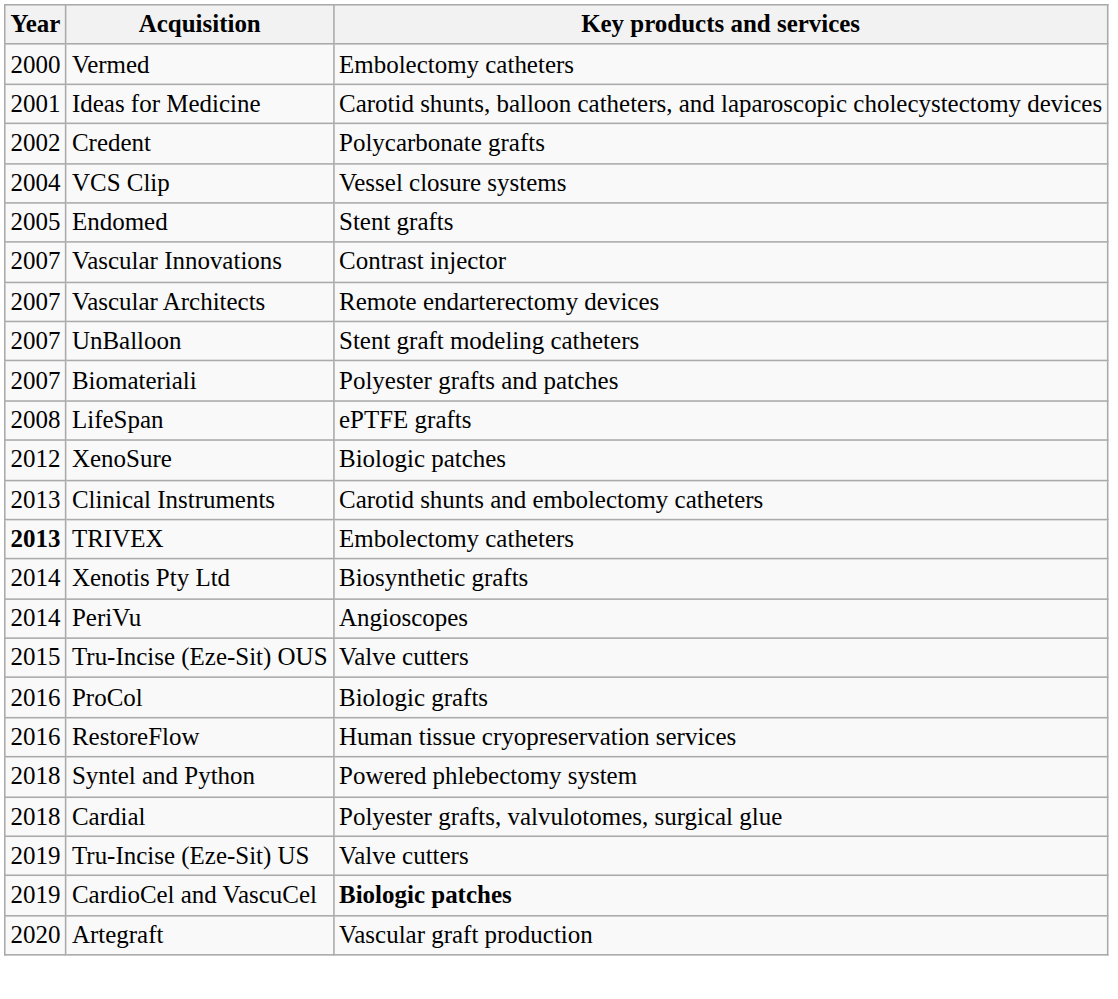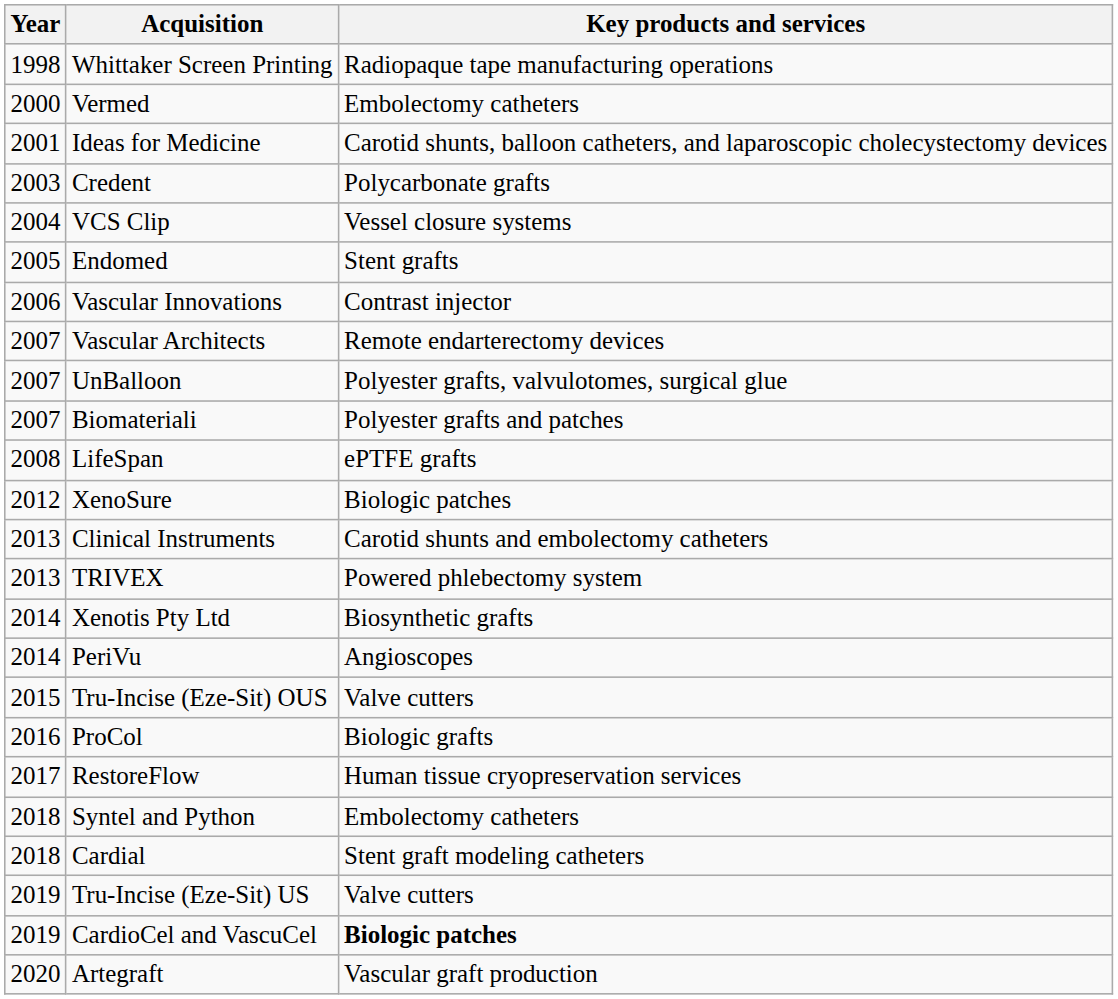+ row: (202, 63)
(35, 143) 2002 -> (35, 182) 2003
(35, 261) 2007 -> (35, 301) 2006
(489, 340) Stent graft modeling catheters -> (566, 380) Polyester grafts, valvulotomes, surgical glue
(35, 538) bold -> (35, 578) normal
(457, 538) Embolectomy catheters -> (493, 578) Powered phlebectomy system
(35, 736) 2016 -> (35, 776) 2017
(488, 776) Powered phlebectomy system -> (462, 815) Embolectomy catheters
(561, 815) Polyester grafts, valvulotomes, surgical glue -> (494, 855) Stent graft modeling catheters
